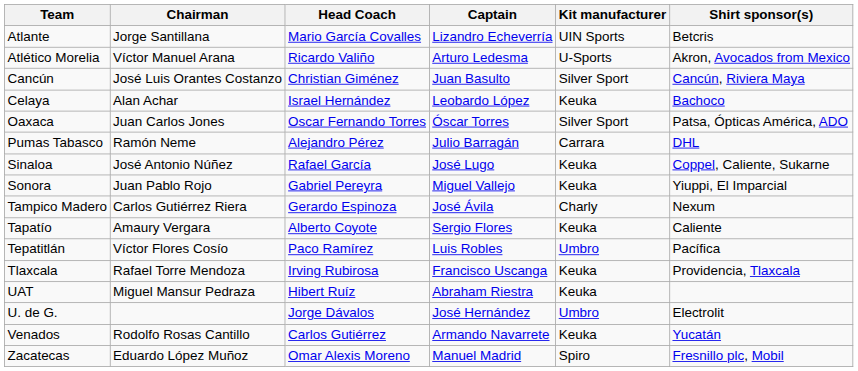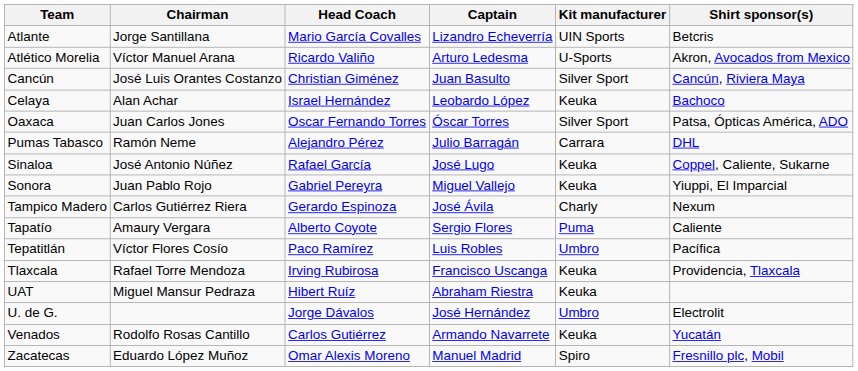(578, 228) Keuka -> (576, 228) Puma
